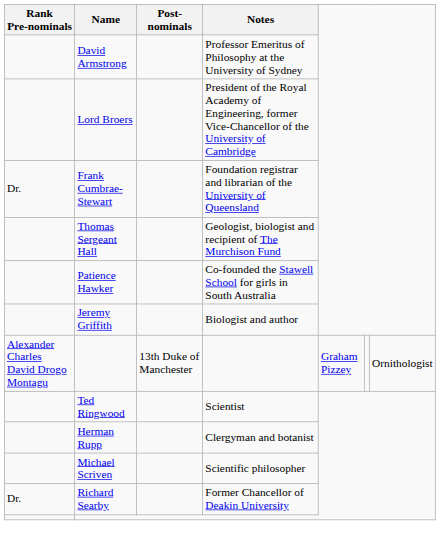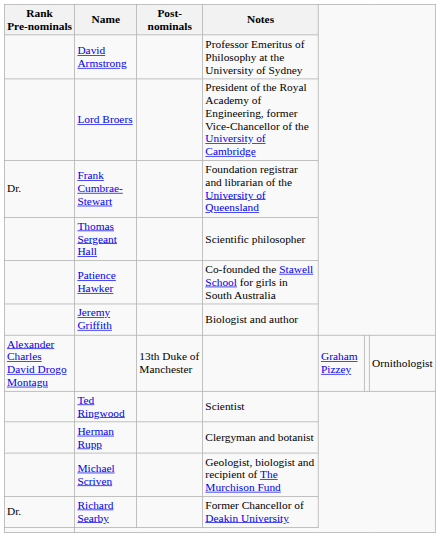(260, 238) Geologist, biologist and recipient of The Murchison Fund -> (255, 238) Scientific philosopher
(255, 468) Scientific philosopher -> (260, 474) Geologist, biologist and recipient of The Murchison Fund
